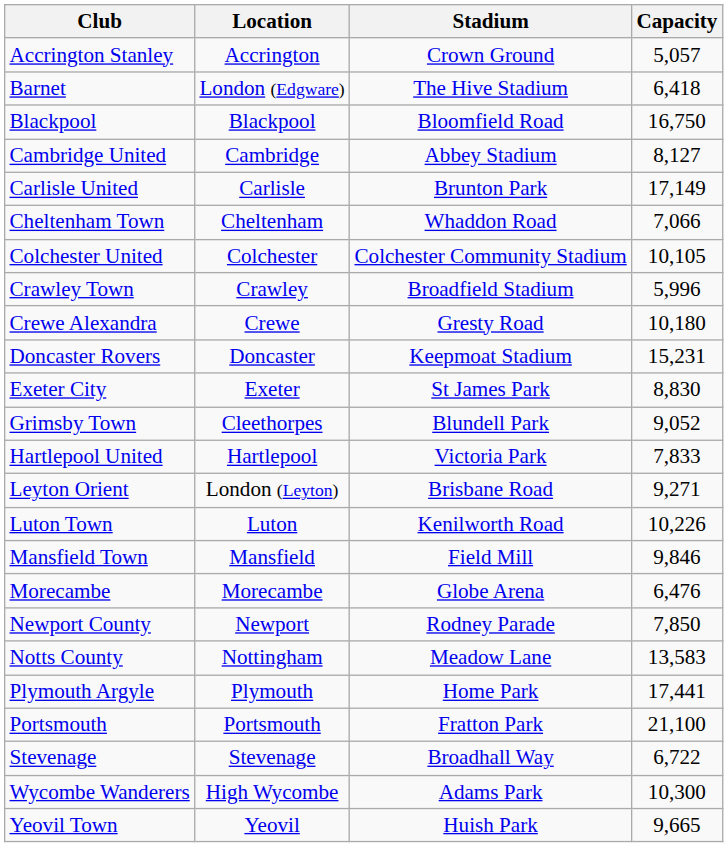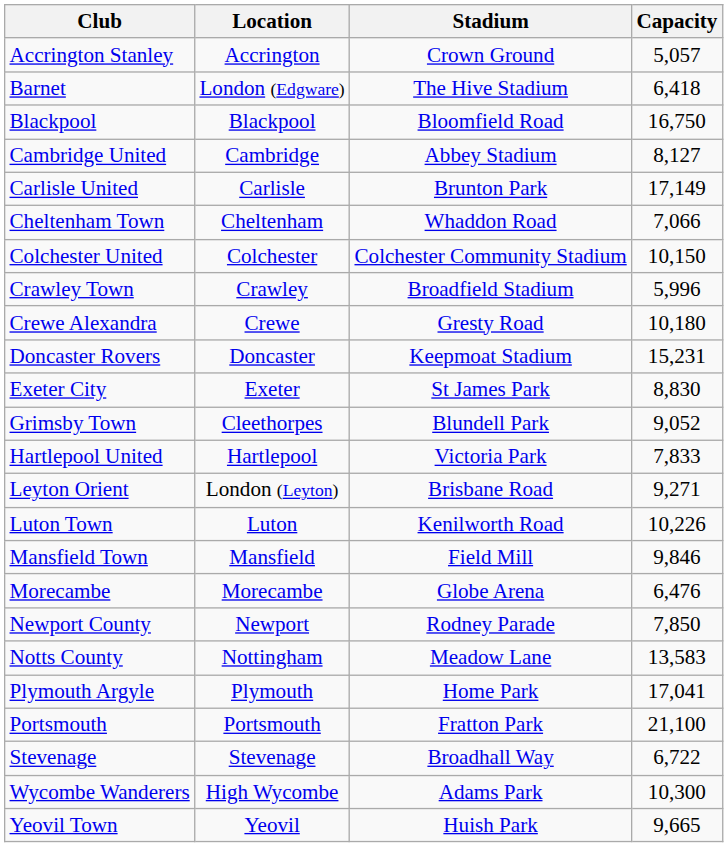(677, 255) 10,105 -> (677, 255) 10,150
(677, 691) 17,441 -> (677, 691) 17,041
